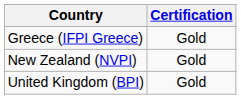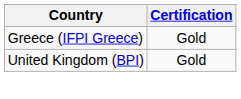- row: (72, 60)
